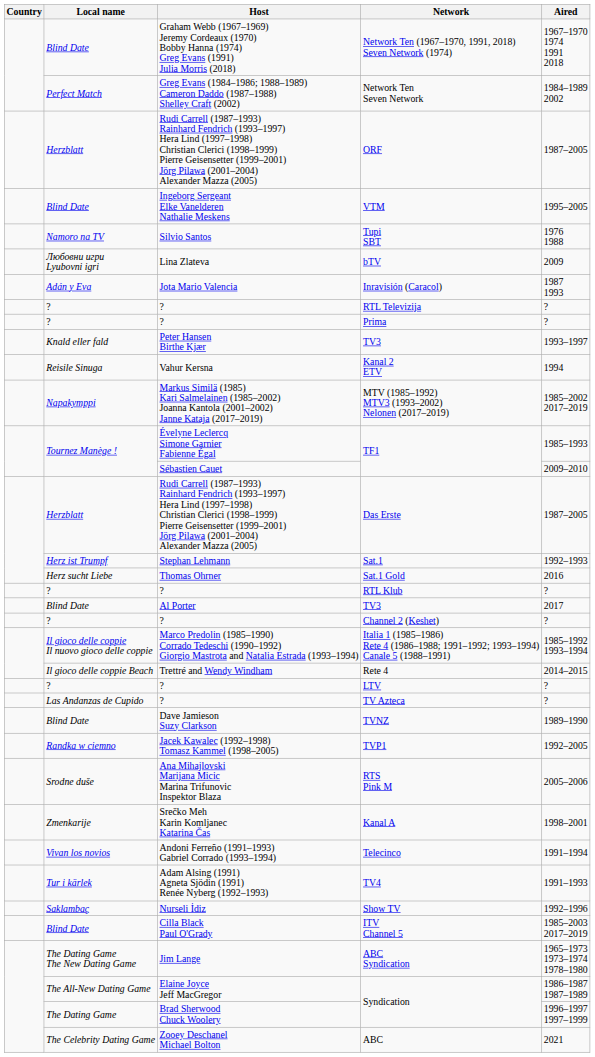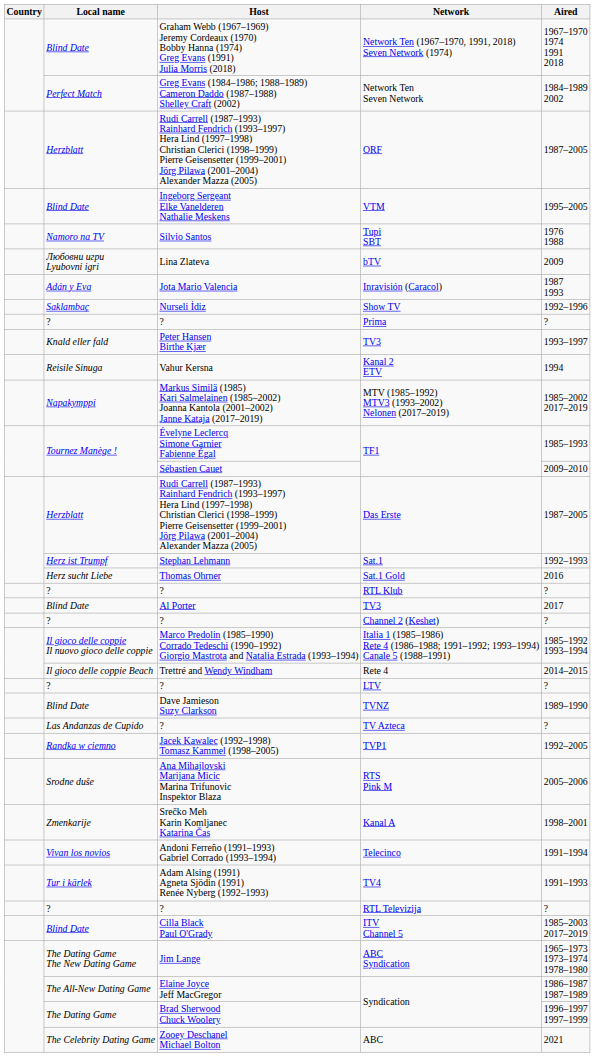rows swapped: (162, 307) <-> (183, 908)
rows swapped: (162, 700) <-> (189, 720)
